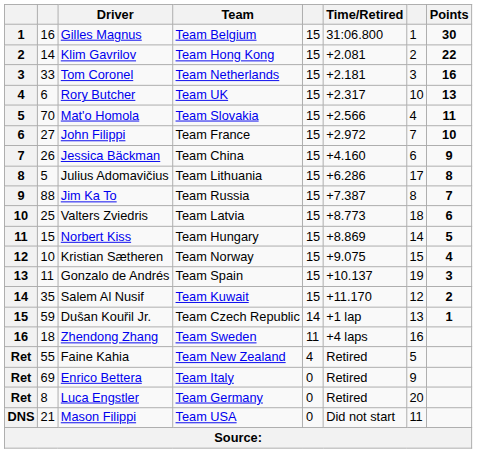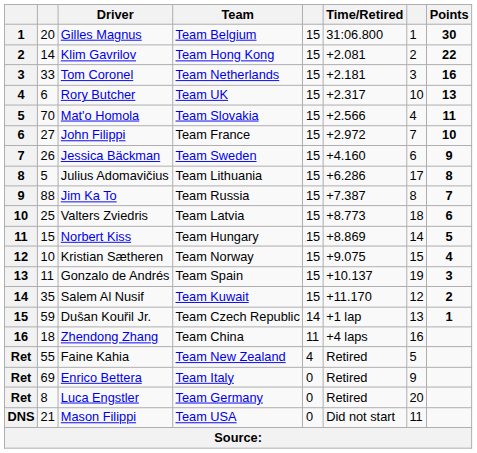(48, 34) 16 -> (48, 34) 20
(210, 155) Team China -> (216, 155) Team Sweden
(216, 337) Team Sweden -> (210, 337) Team China
